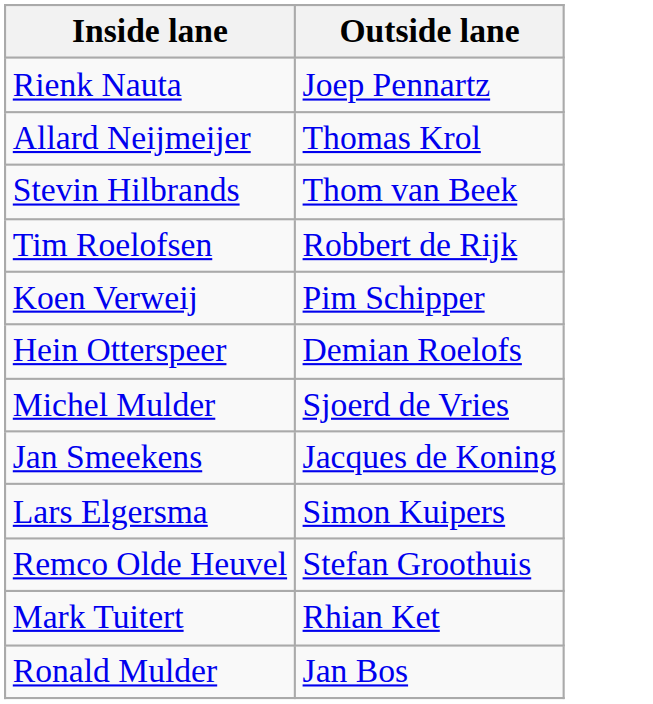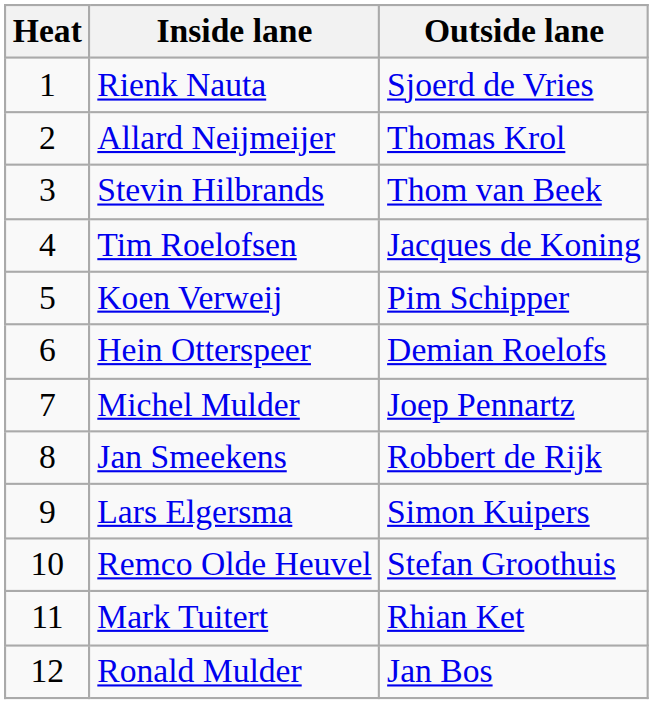+ column: (47, 31)
(396, 84) Joep Pennartz -> (490, 84) Sjoerd de Vries
(410, 244) Robbert de Rijk -> (514, 244) Jacques de Koning
(406, 404) Sjoerd de Vries -> (481, 404) Joep Pennartz
(429, 457) Jacques de Koning -> (494, 457) Robbert de Rijk
